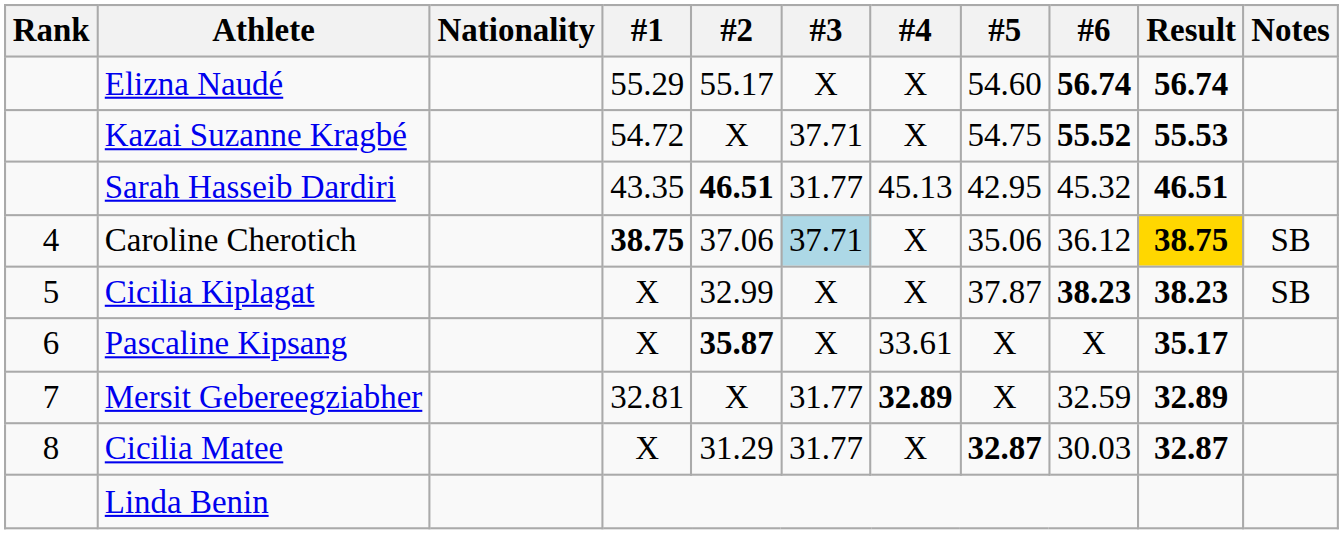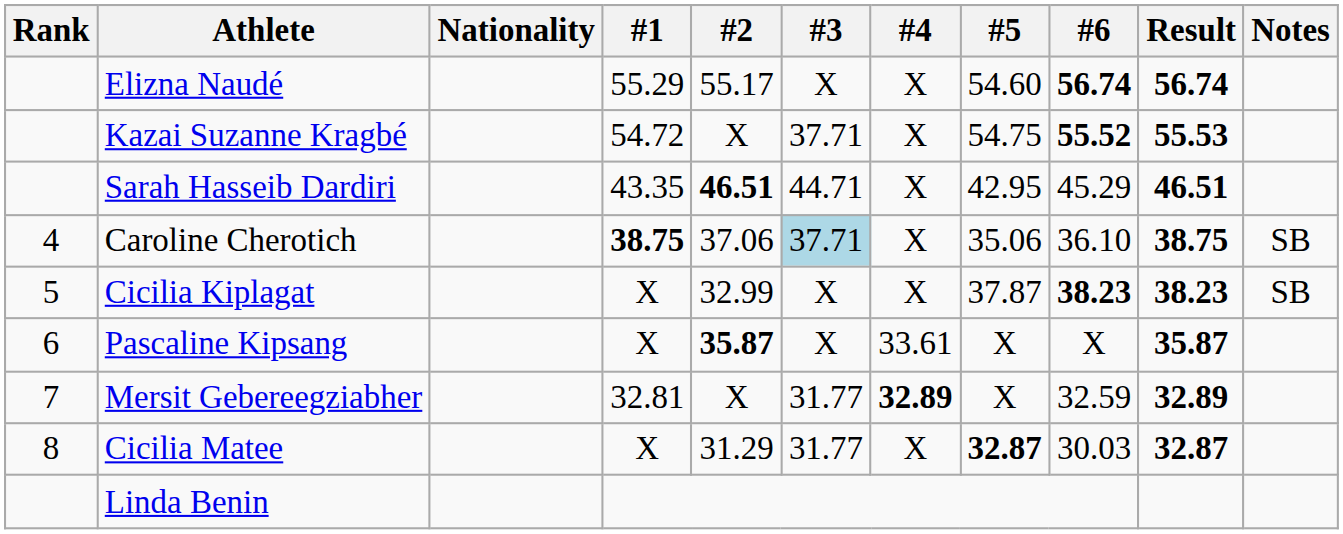(826, 187) 31.77 -> (826, 187) 44.71
(915, 187) 45.13 -> (915, 187) X
(1094, 187) 45.32 -> (1094, 187) 45.29
(1094, 239) 36.12 -> (1094, 239) 36.10
(1191, 239) gold background -> (1191, 239) no background
(1191, 344) 35.17 -> (1191, 344) 35.87
